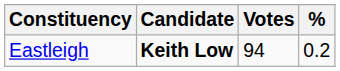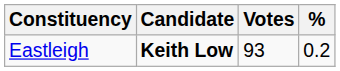(254, 50) 94 -> (254, 50) 93
